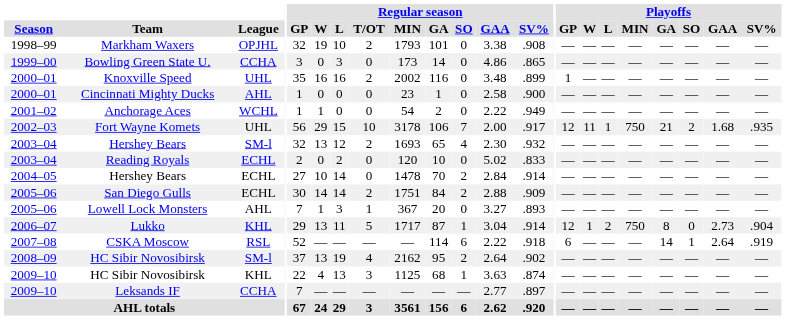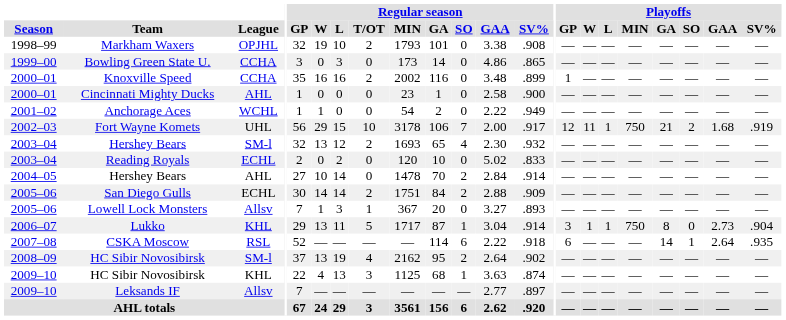(258, 77) UHL -> (258, 77) CCHA
(762, 127) .935 -> (762, 127) .919
(258, 176) ECHL -> (258, 176) AHL
(258, 209) AHL -> (258, 209) Allsv
(568, 225) 12 -> (568, 225) 3
(608, 225) 2 -> (608, 225) 1
(762, 241) .919 -> (762, 241) .935
(258, 291) CCHA -> (258, 291) Allsv
